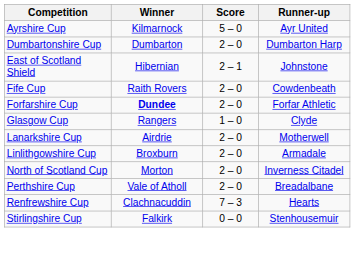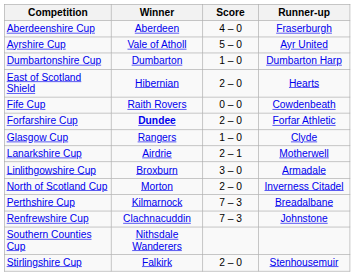+ row: (51, 28)
(157, 28) Kilmarnock -> (157, 45) Vale of Atholl
(231, 45) 2 – 0 -> (231, 61) 1 – 0
(231, 67) 2 – 1 -> (231, 83) 2 – 0
(304, 67) Johnstone -> (304, 83) Hearts
(231, 89) 2 – 0 -> (231, 105) 0 – 0
(231, 137) 2 – 0 -> (231, 154) 2 – 1
(231, 154) 2 – 0 -> (231, 170) 3 – 0
(157, 186) Vale of Atholl -> (157, 202) Kilmarnock
(231, 186) 2 – 0 -> (231, 202) 7 – 3
(304, 202) Hearts -> (304, 219) Johnstone
+ row: (49, 241)
(231, 219) 0 – 0 -> (231, 263) 2 – 0
